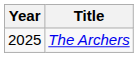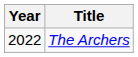(25, 40) 2025 -> (25, 40) 2022
